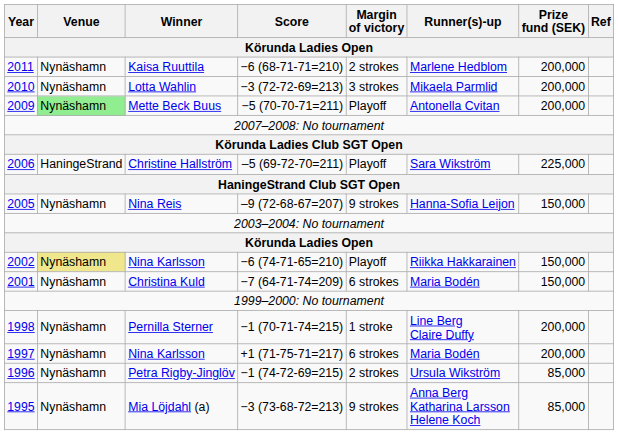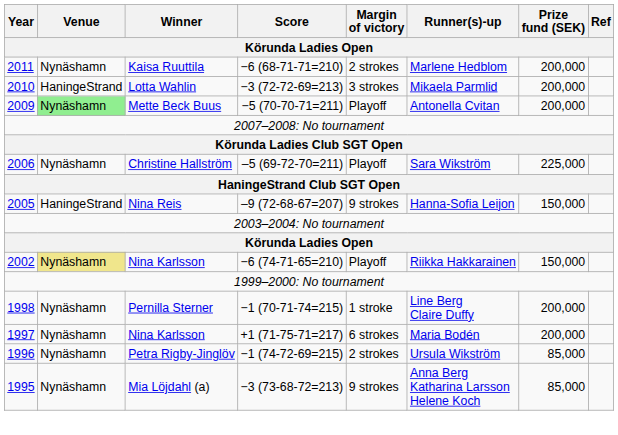(73, 87) Nynäshamn -> (81, 87) HaningeStrand
(81, 165) HaningeStrand -> (73, 165) Nynäshamn
(73, 204) Nynäshamn -> (81, 204) HaningeStrand
- row: (21, 281)
